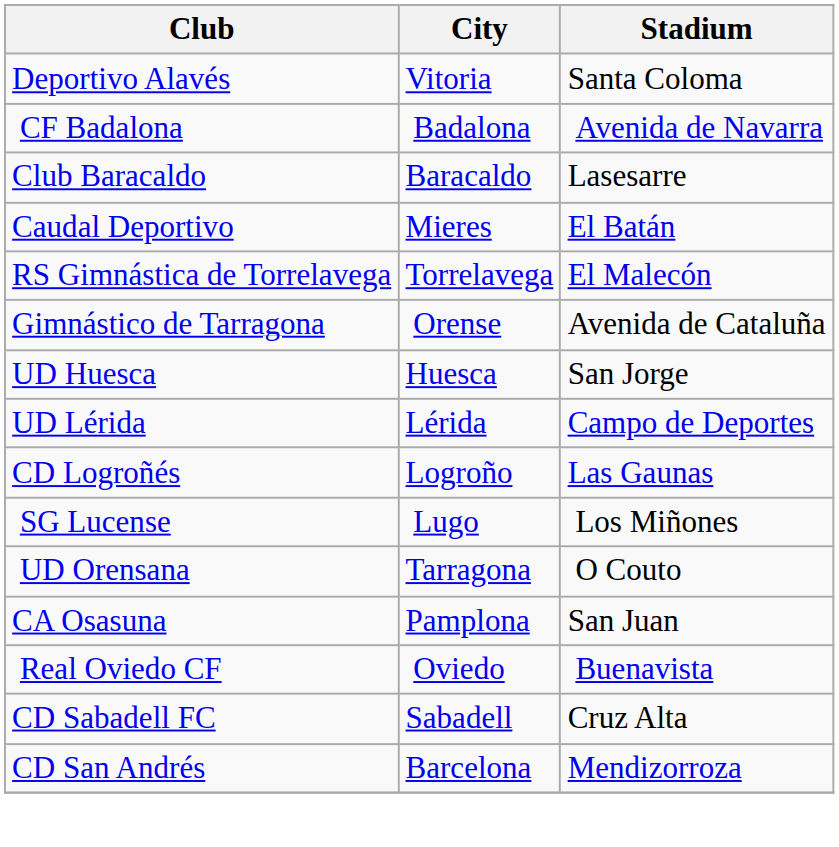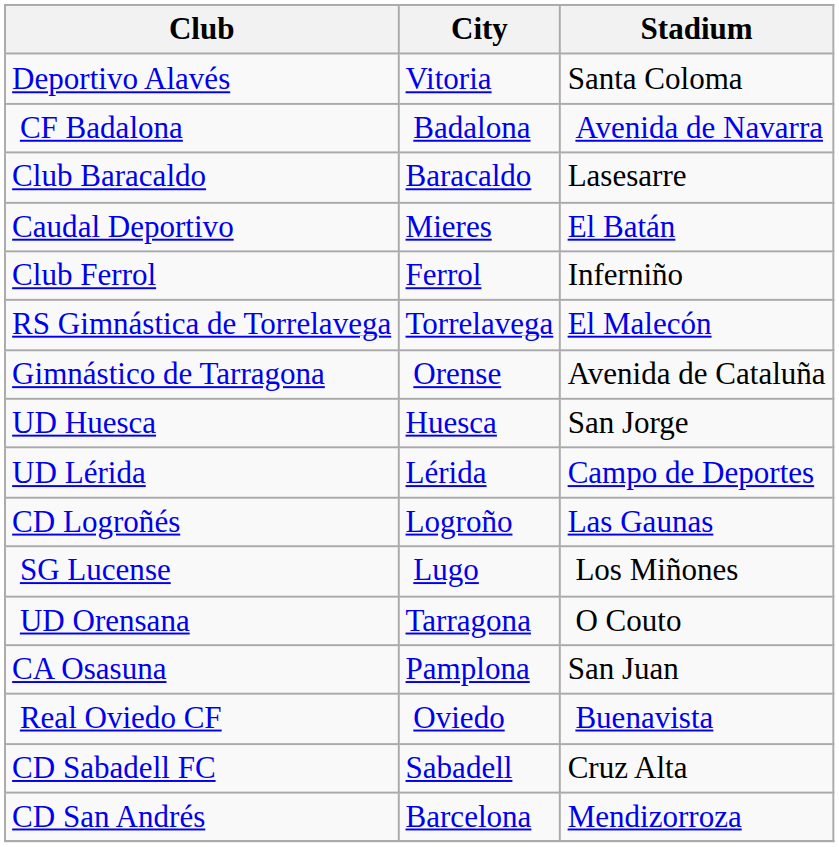+ row: (84, 275)
